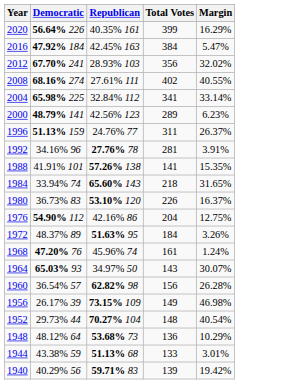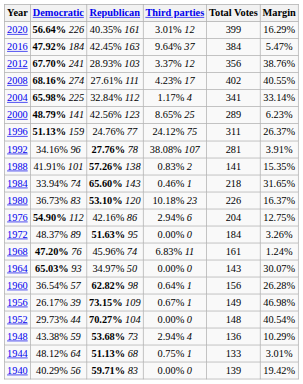+ column: (175, 13)
(216, 64) 32.02% -> (279, 64) 38.76%
(58, 337) 48.12% 64 -> (58, 337) 43.38% 59
(58, 354) 43.38% 59 -> (58, 354) 48.12% 64
